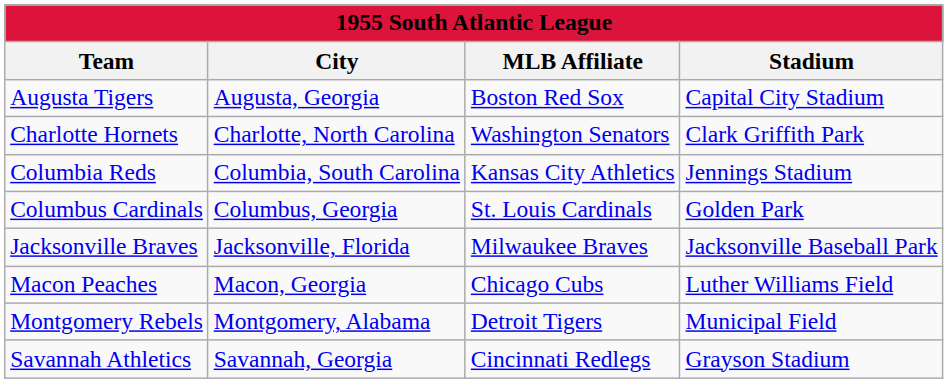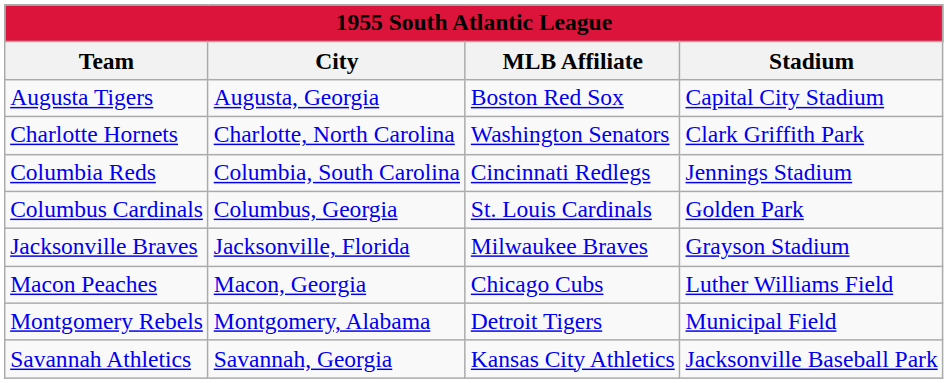(573, 172) Kansas City Athletics -> (561, 172) Cincinnati Redlegs
(812, 246) Jacksonville Baseball Park -> (768, 246) Grayson Stadium
(561, 358) Cincinnati Redlegs -> (573, 358) Kansas City Athletics
(768, 358) Grayson Stadium -> (812, 358) Jacksonville Baseball Park
